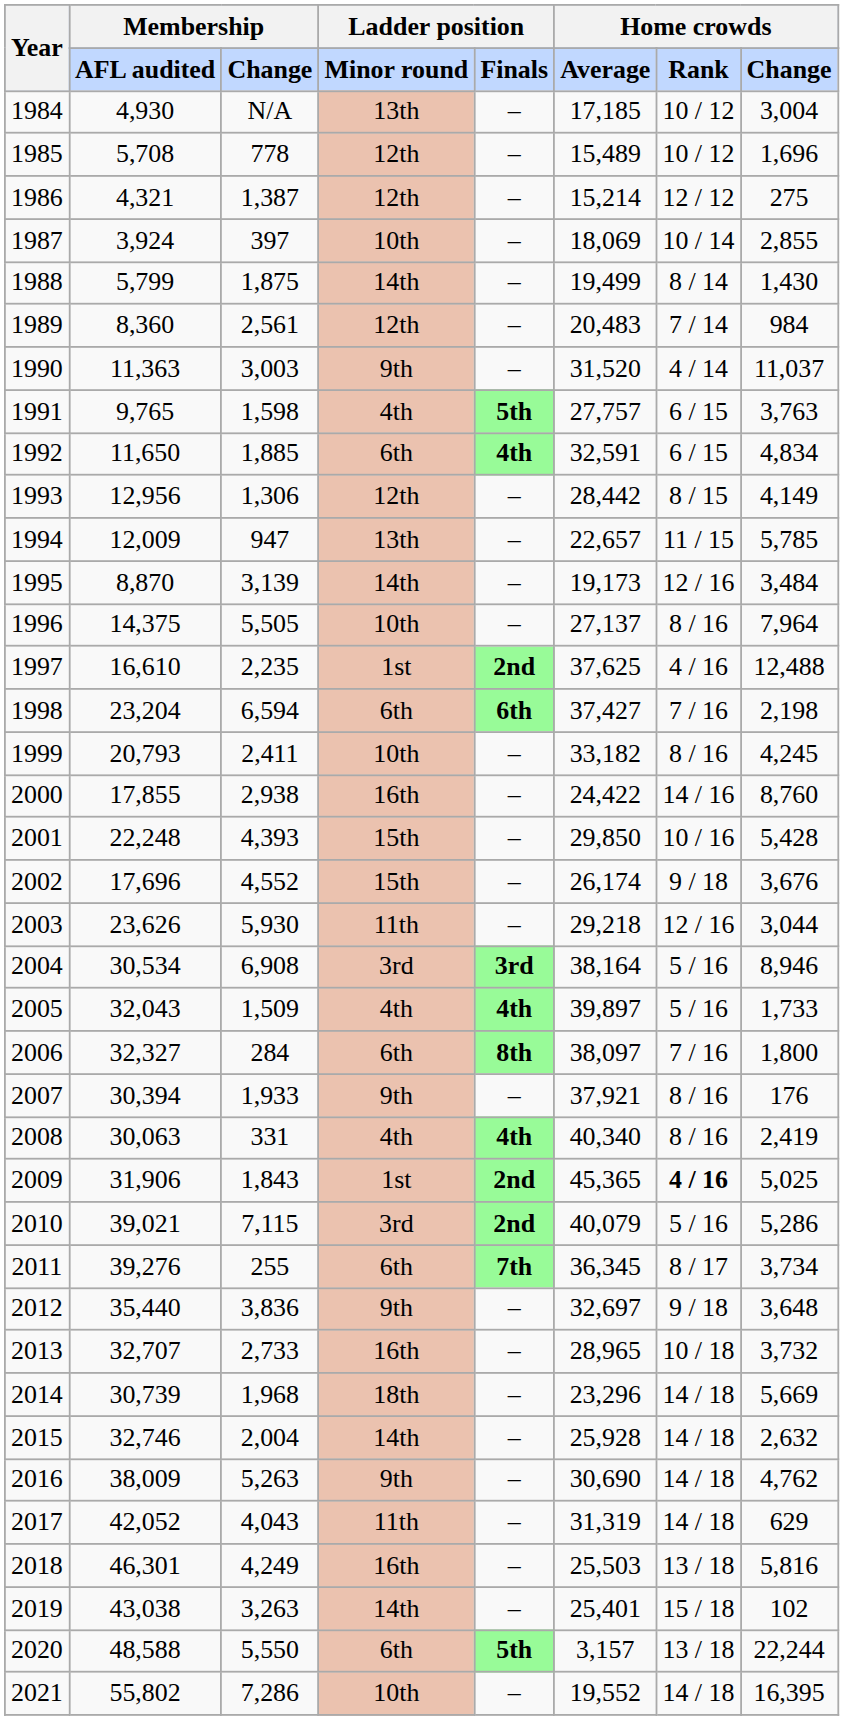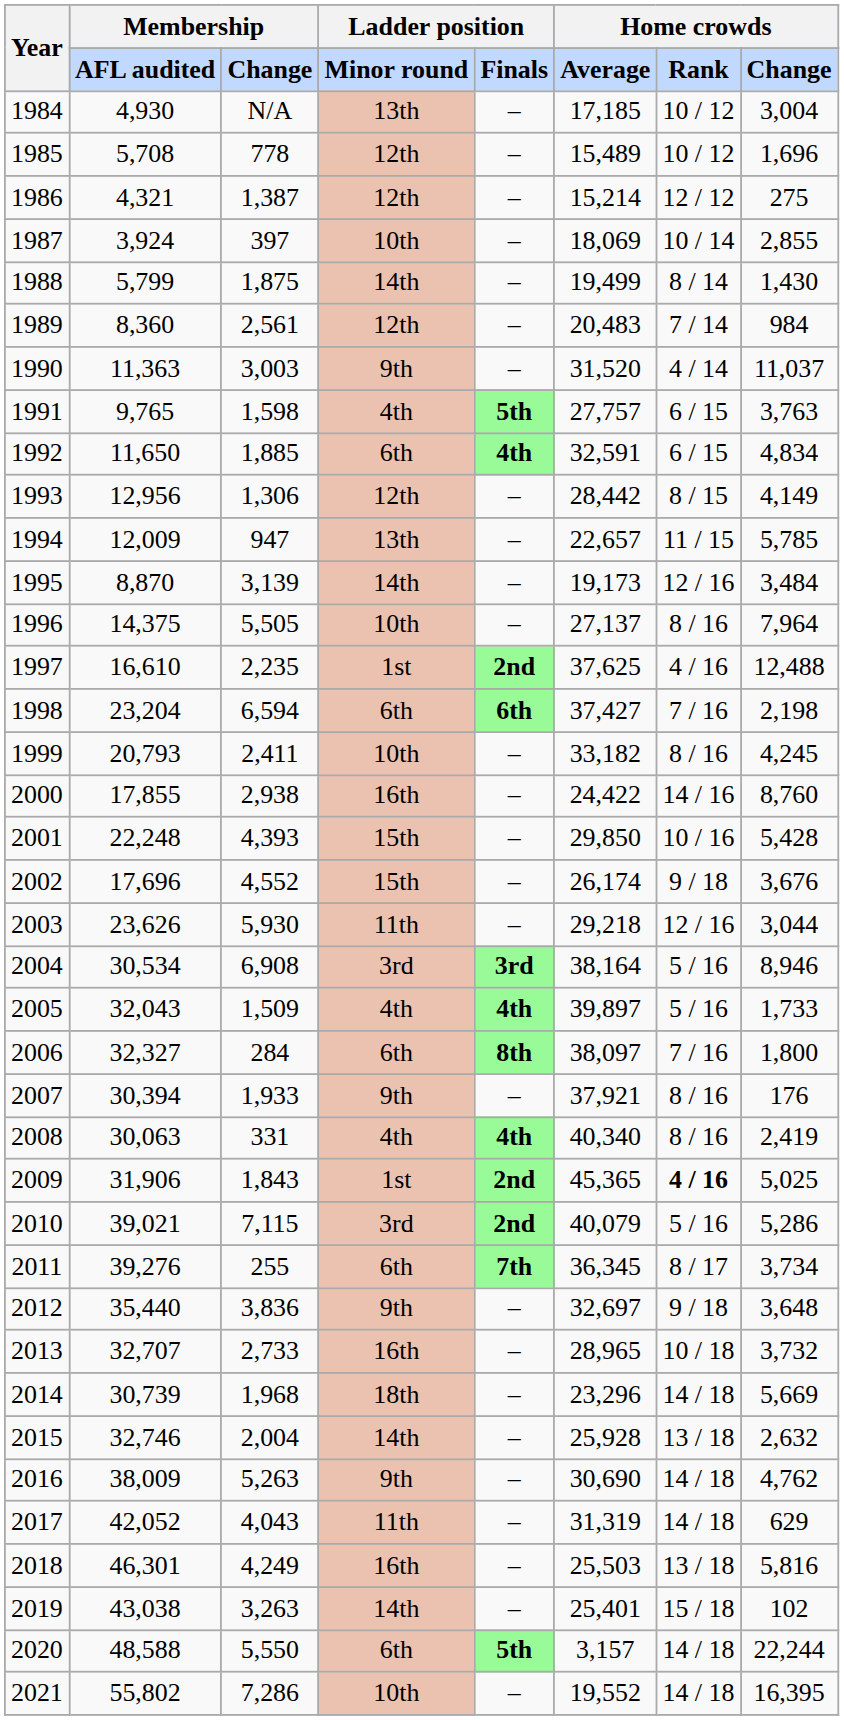(698, 1437) 14 / 18 -> (698, 1437) 13 / 18
(698, 1650) 13 / 18 -> (698, 1650) 14 / 18
